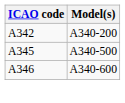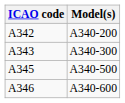+ row: (21, 51)
